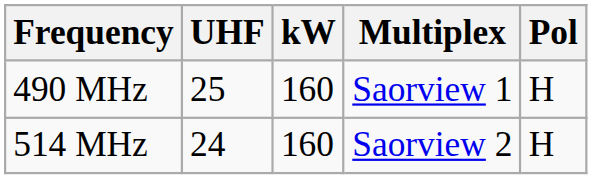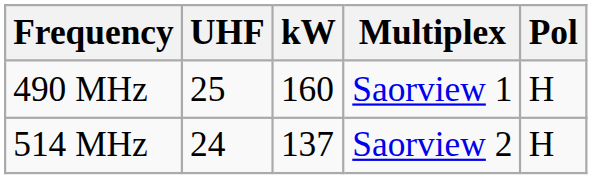(307, 144) 160 -> (307, 144) 137
